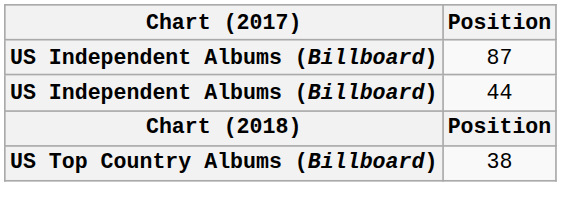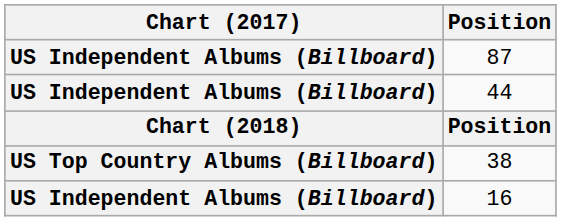+ row: (499, 198)
